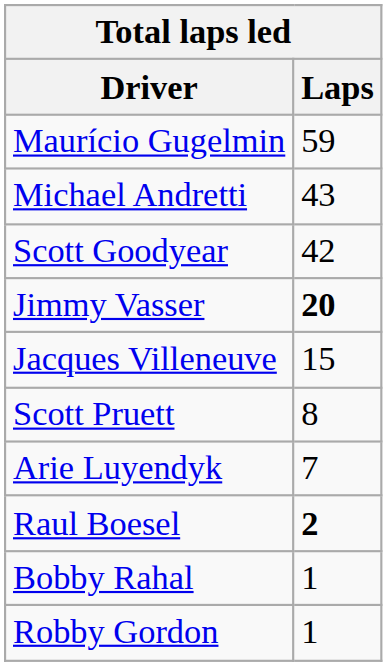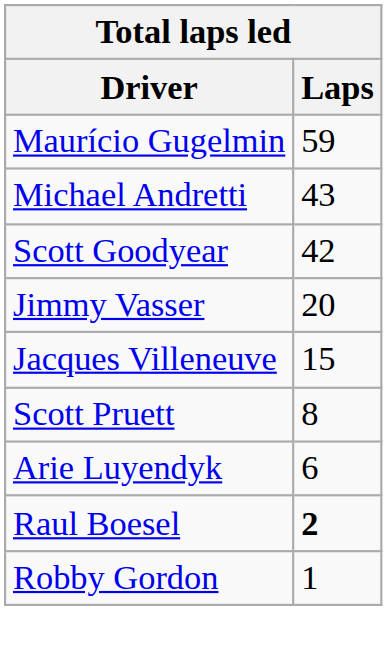(318, 304) bold -> (318, 304) normal
(310, 468) 7 -> (310, 468) 6
- row: (103, 577)
